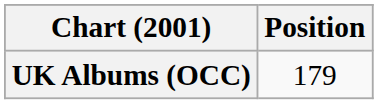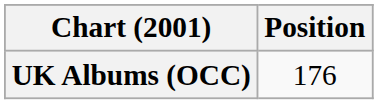(315, 74) 179 -> (315, 74) 176
